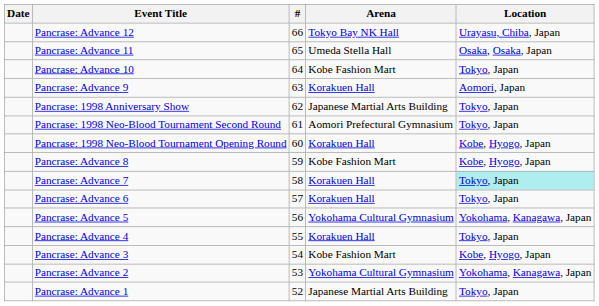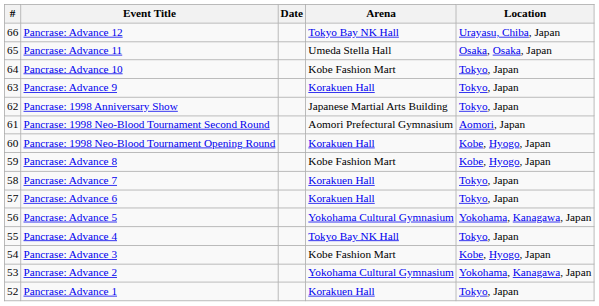columns swapped: (297, 14) <-> (18, 14)
(492, 88) Aomori, Japan -> (489, 88) Tokyo, Japan
(489, 125) Tokyo, Japan -> (492, 125) Aomori, Japan
(489, 180) paleturquoise background -> (489, 180) no background
(342, 236) Korakuen Hall -> (354, 236) Tokyo Bay NK Hall
(378, 292) Japanese Martial Arts Building -> (342, 292) Korakuen Hall
